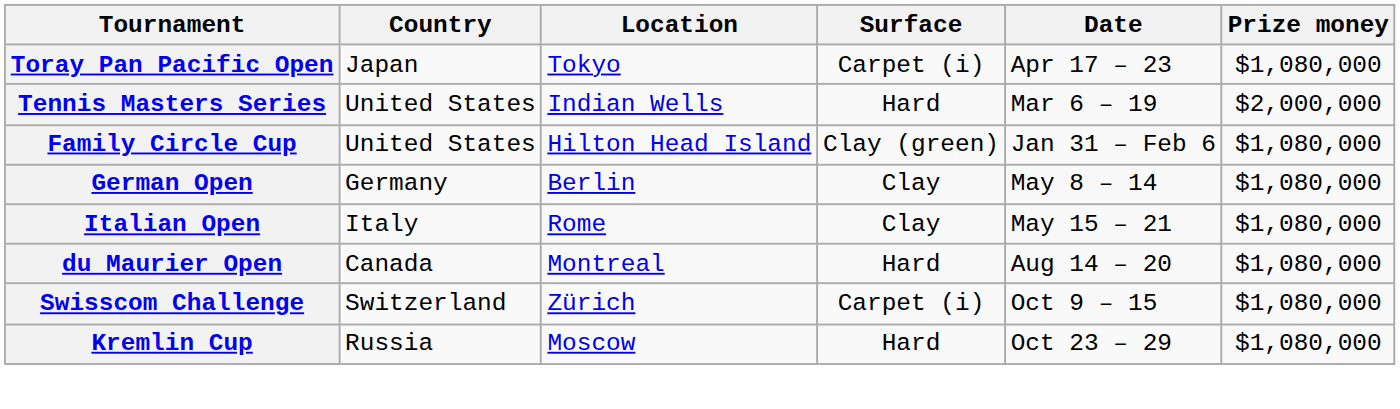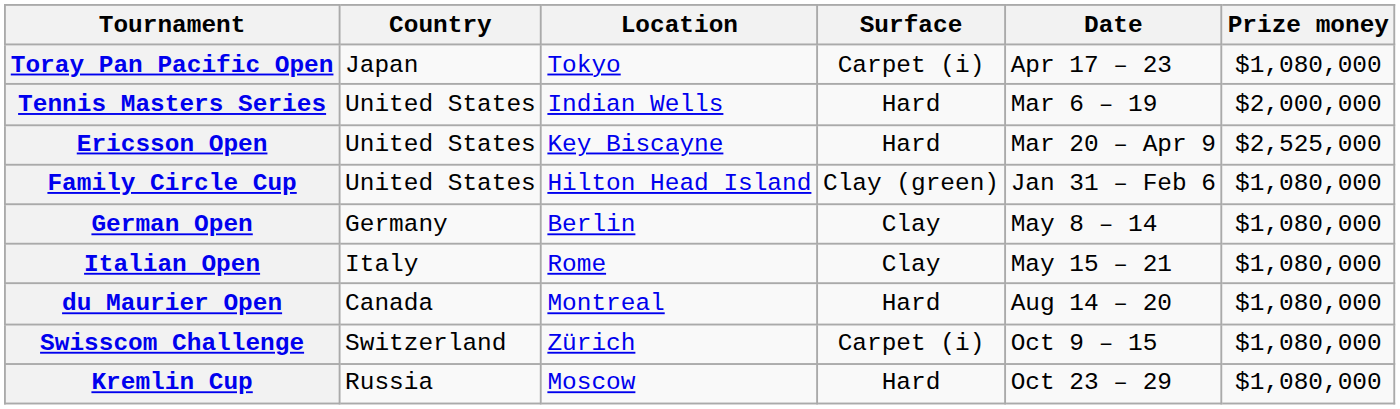+ row: (172, 144)
